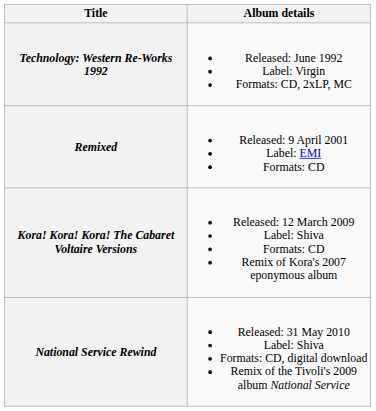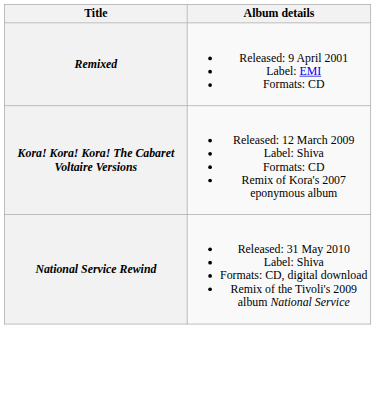- row: (96, 64)
